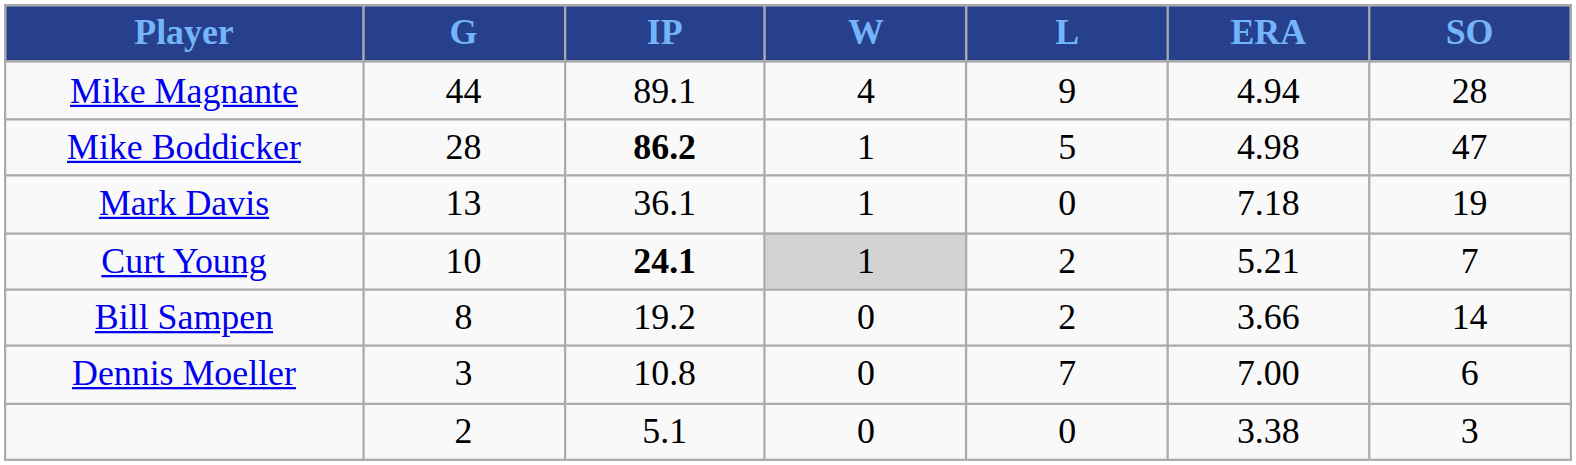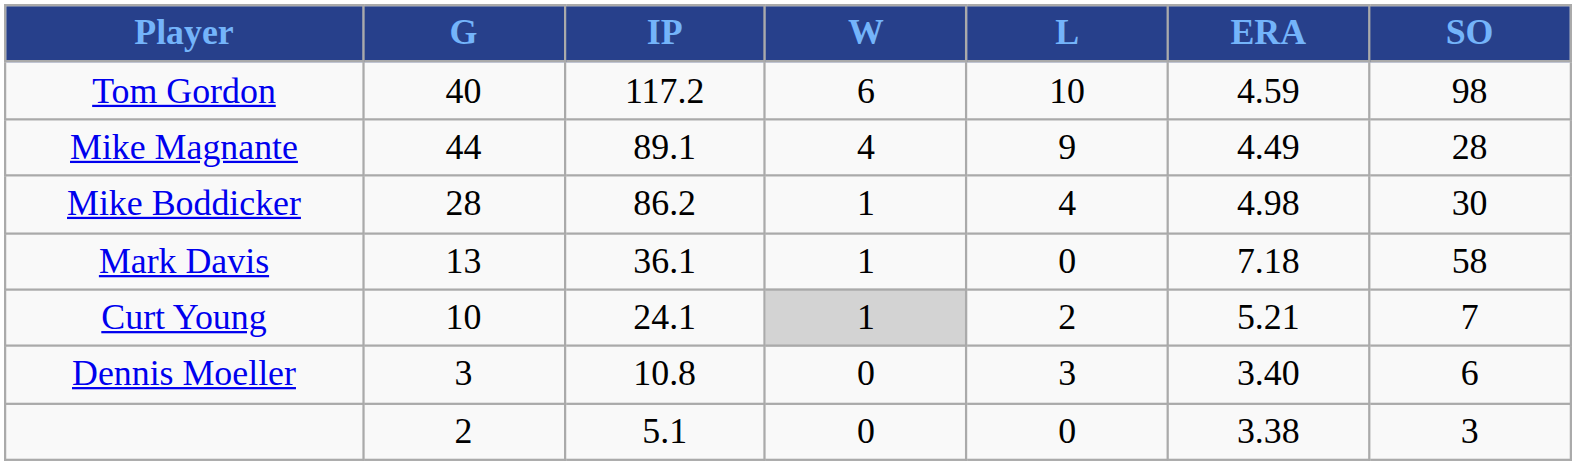+ row: (184, 89)
(1268, 89) 4.94 -> (1268, 146) 4.49
(665, 146) bold -> (665, 203) normal
(1067, 146) 5 -> (1067, 203) 4
(1470, 146) 47 -> (1470, 203) 30
(1470, 203) 19 -> (1470, 260) 58
(665, 260) bold -> (665, 317) normal
- row: (184, 317)
(1067, 373) 7 -> (1067, 373) 3
(1268, 373) 7.00 -> (1268, 373) 3.40
